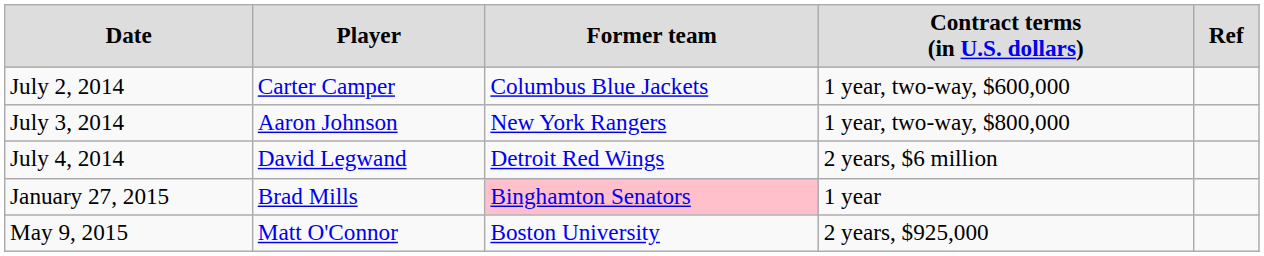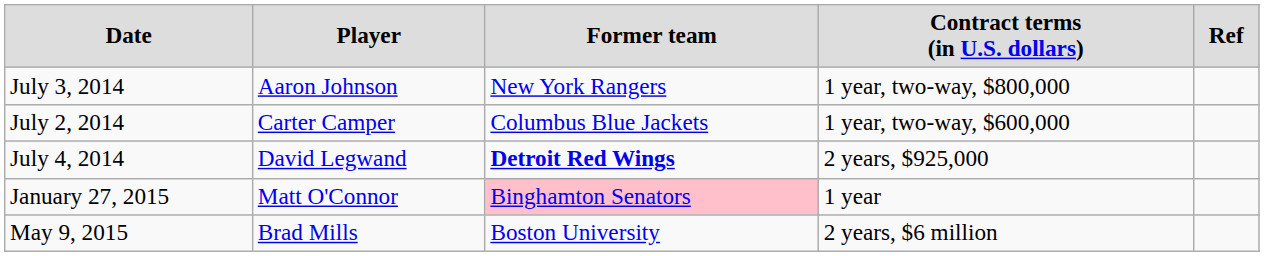rows swapped: (67, 85) <-> (67, 122)
(577, 159) normal -> (583, 159) bold
(911, 159) 2 years, $6 million -> (906, 159) 2 years, $925,000
(308, 196) Brad Mills -> (328, 196) Matt O'Connor
(328, 232) Matt O'Connor -> (308, 232) Brad Mills
(906, 232) 2 years, $925,000 -> (911, 232) 2 years, $6 million
